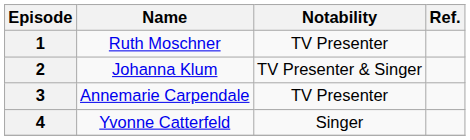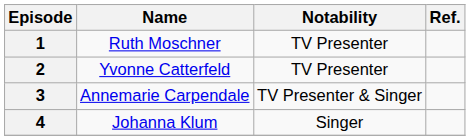(165, 69) Johanna Klum -> (165, 69) Yvonne Catterfeld
(340, 69) TV Presenter & Singer -> (340, 69) TV Presenter
(340, 95) TV Presenter -> (340, 95) TV Presenter & Singer
(165, 122) Yvonne Catterfeld -> (165, 122) Johanna Klum
